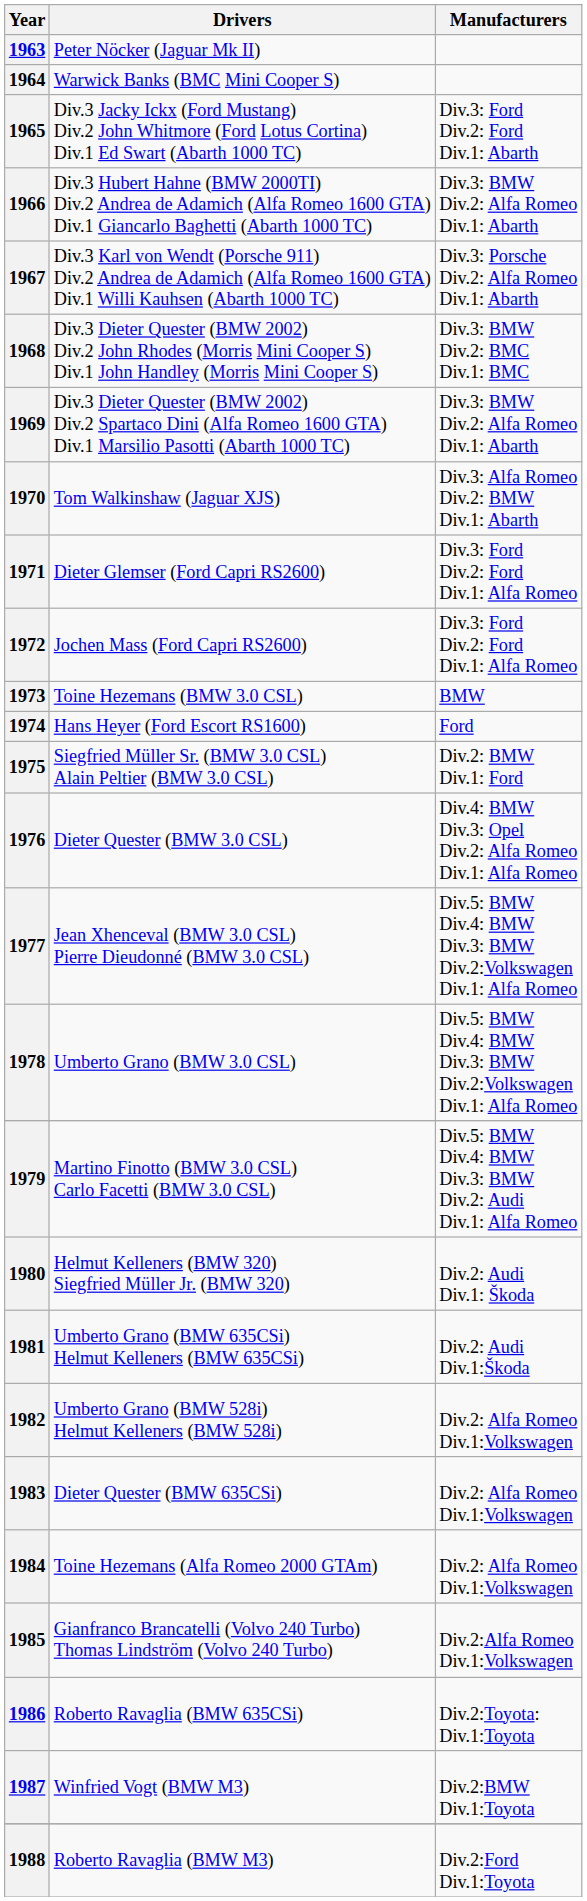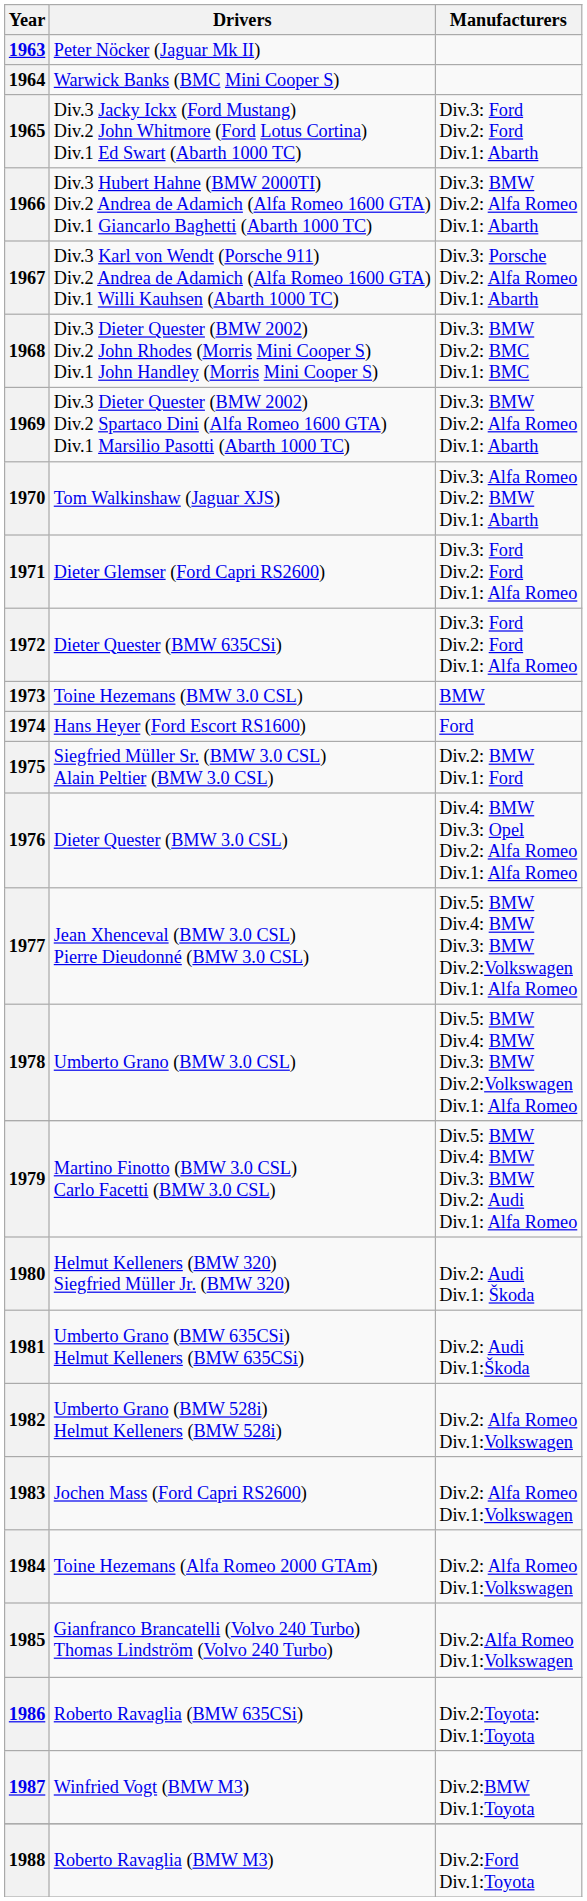(180, 644) Jochen Mass (Ford Capri RS2600) -> (168, 644) Dieter Quester (BMW 635CSi)
(168, 1493) Dieter Quester (BMW 635CSi) -> (180, 1493) Jochen Mass (Ford Capri RS2600)
